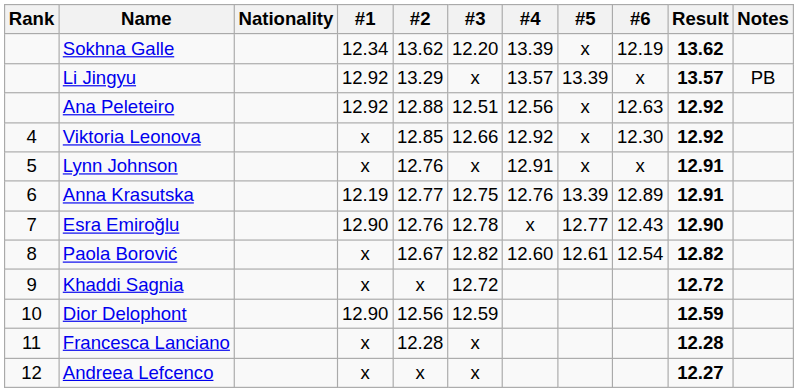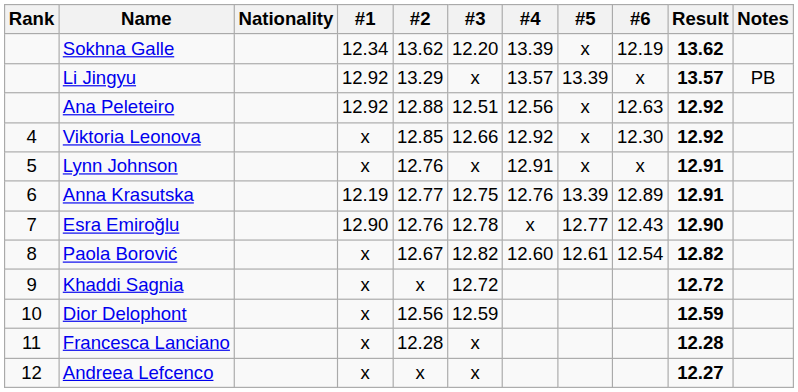(365, 313) 12.90 -> (365, 313) x
